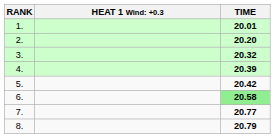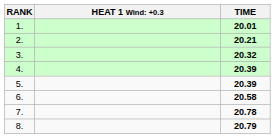(245, 41) 20.20 -> (245, 41) 20.21
(245, 84) 20.42 -> (245, 84) 20.39
(245, 98) lightgreen background -> (245, 98) no background
(245, 112) 20.77 -> (245, 112) 20.78
